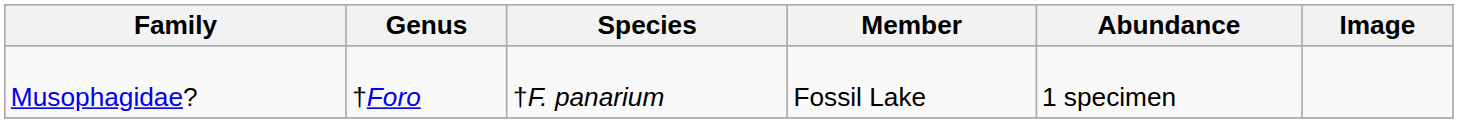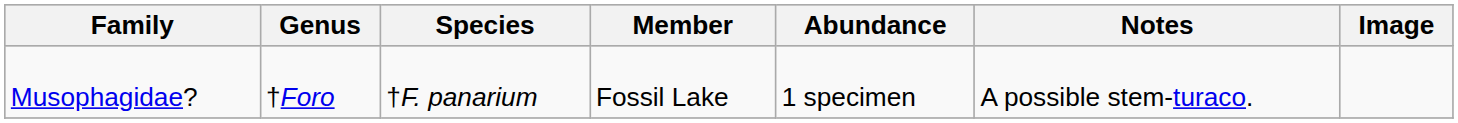+ column: (1157, 25)
